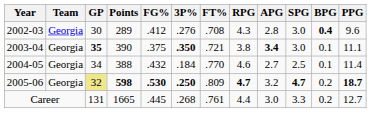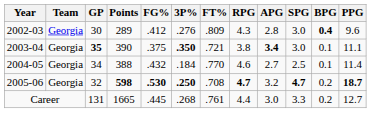(215, 30) .708 -> (215, 30) .809
(96, 82) khaki background -> (96, 82) no background
(215, 82) .809 -> (215, 82) .708
